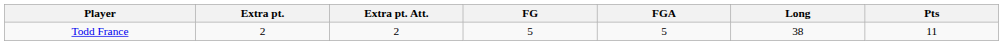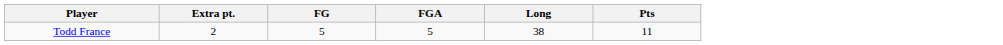- column: (396, 13)
